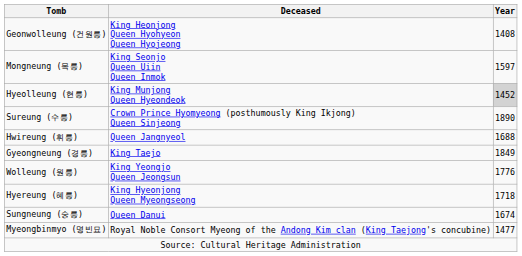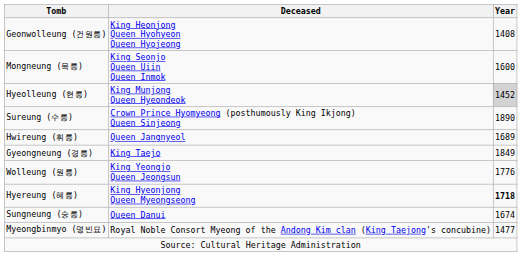(505, 67) 1597 -> (505, 67) 1600
(505, 137) 1688 -> (505, 137) 1689
(505, 195) normal -> (505, 195) bold
